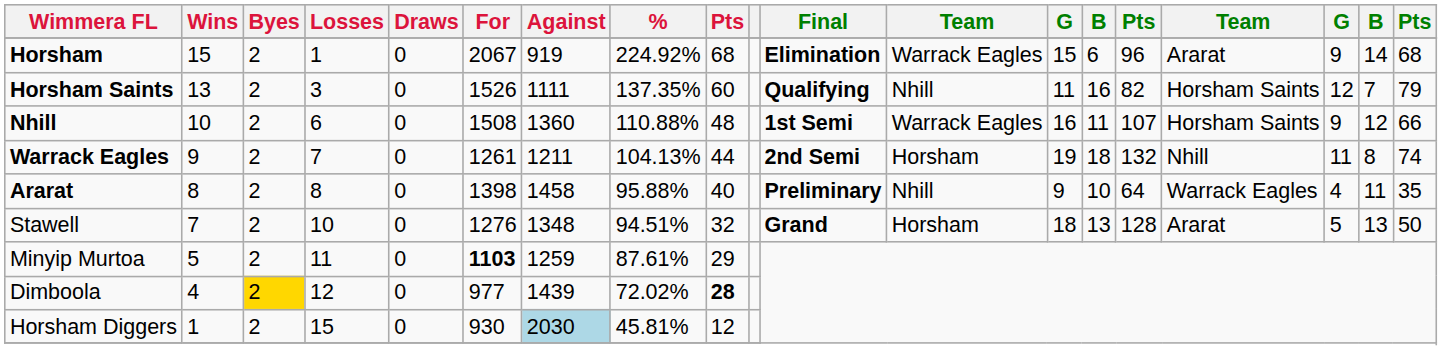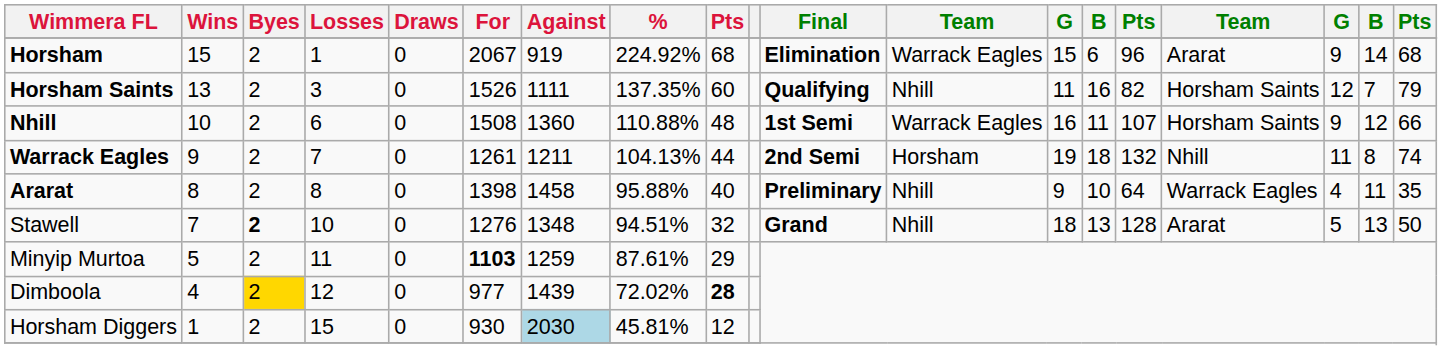(254, 225) normal -> (254, 225) bold
(935, 225) Horsham -> (913, 225) Nhill
